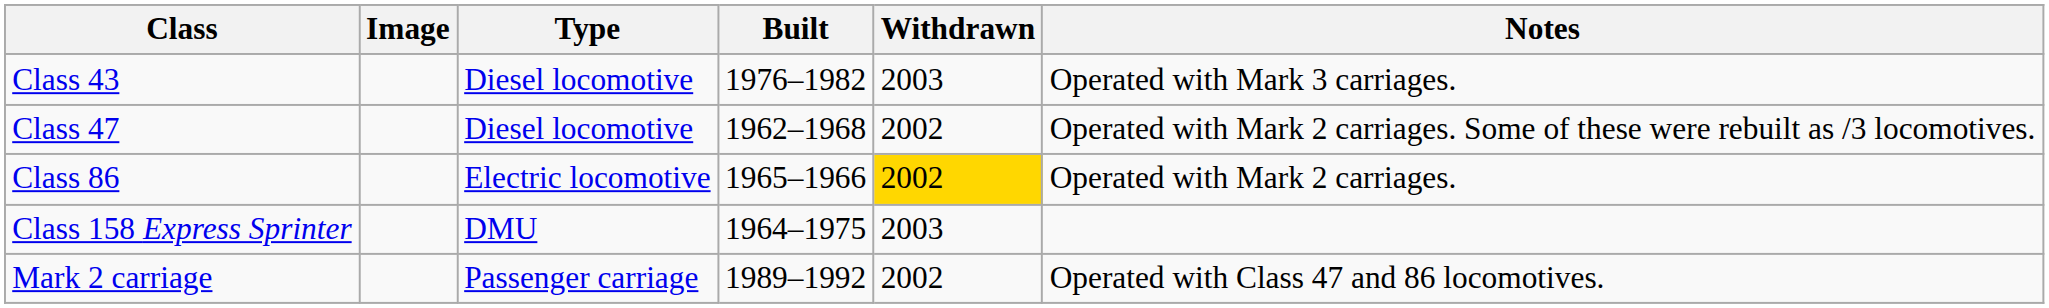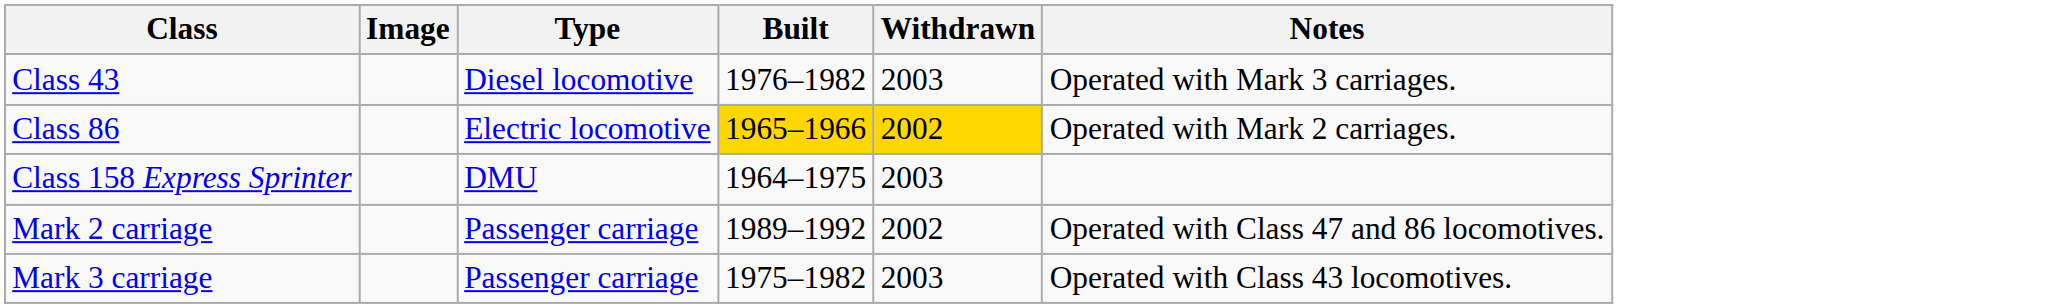- row: (66, 128)
(796, 178) no background -> (796, 128) gold background
+ row: (112, 278)
